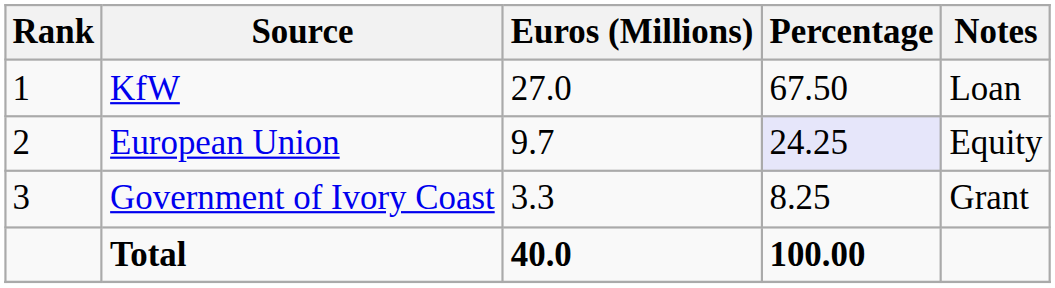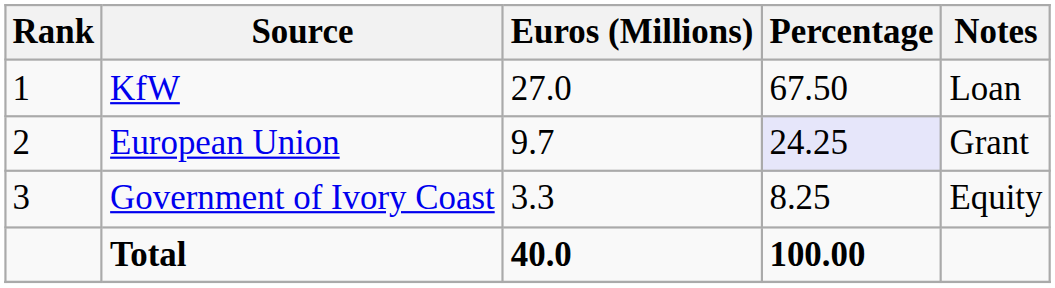(996, 142) Equity -> (989, 142) Grant
(989, 198) Grant -> (996, 198) Equity
